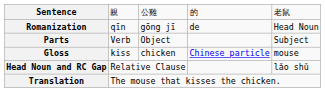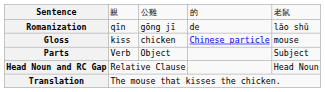(296, 27) Head Noun -> (291, 27) lǎo shǔ
rows swapped: (56, 54) <-> (56, 40)
(291, 67) lǎo shǔ -> (296, 67) Head Noun
